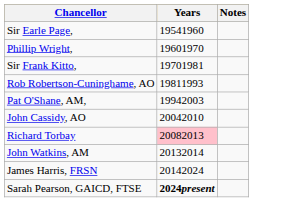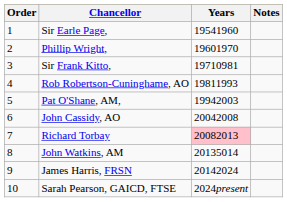+ column: (22, 13)
(182, 65) 19701981 -> (216, 65) 19710981
(182, 118) 20042010 -> (216, 118) 20042008
(182, 153) 20132014 -> (216, 153) 20135014
(187, 188) bold -> (221, 188) normal
